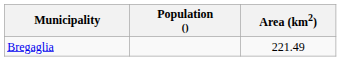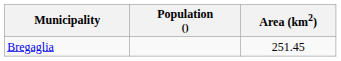(288, 46) 221.49 -> (288, 46) 251.45
